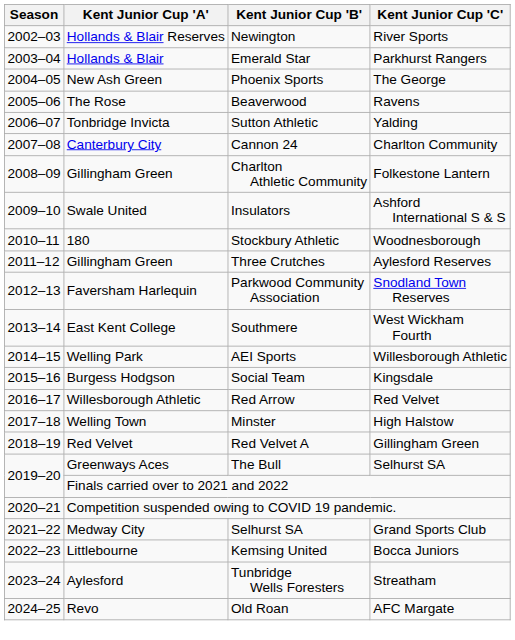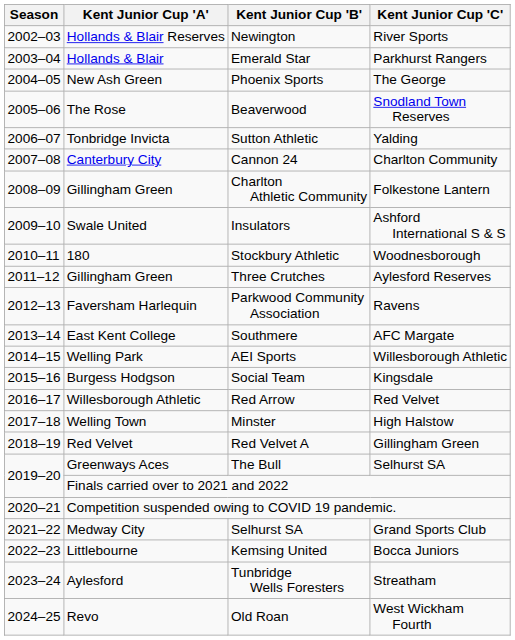(396, 101) Ravens -> (420, 109) Snodland Town Reserves
(420, 290) Snodland Town Reserves -> (396, 306) Ravens
(419, 327) West Wickham Fourth -> (414, 335) AFC Margate
(414, 609) AFC Margate -> (419, 617) West Wickham Fourth
